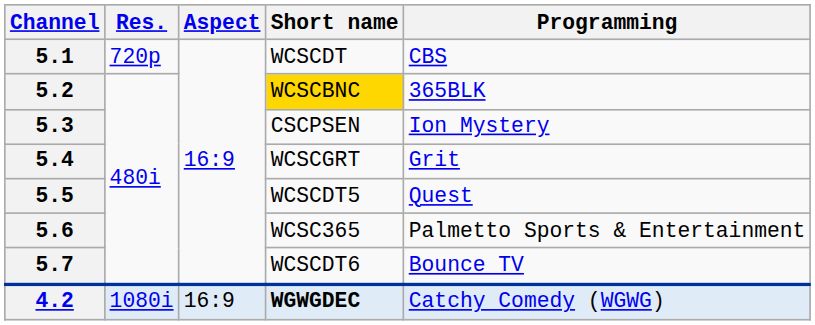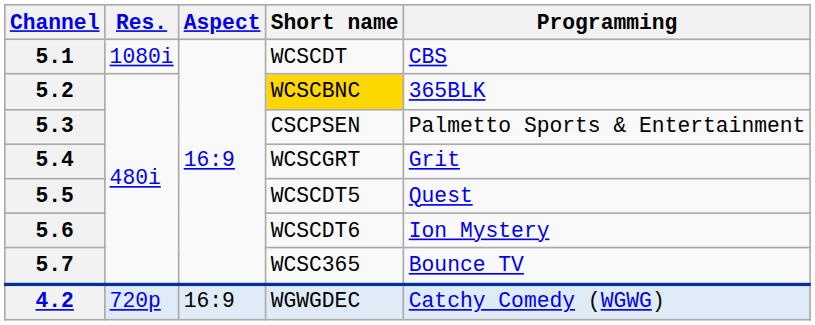(135, 57) 720p -> (142, 57) 1080i
(479, 126) Ion Mystery -> (607, 126) Palmetto Sports & Entertainment
(315, 231) WCSC365 -> (315, 231) WCSCDT6
(607, 231) Palmetto Sports & Entertainment -> (479, 231) Ion Mystery
(315, 265) WCSCDT6 -> (315, 265) WCSC365
(142, 302) 1080i -> (135, 302) 720p
(315, 302) bold -> (315, 302) normal
